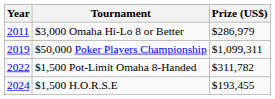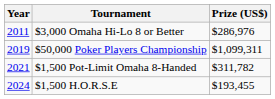(233, 31) $286,979 -> (233, 31) $286,976
(18, 67) 2022 -> (18, 67) 2021
